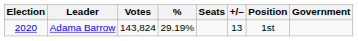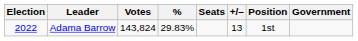(26, 28) 2020 -> (26, 28) 2022
(177, 28) 29.19% -> (177, 28) 29.83%
